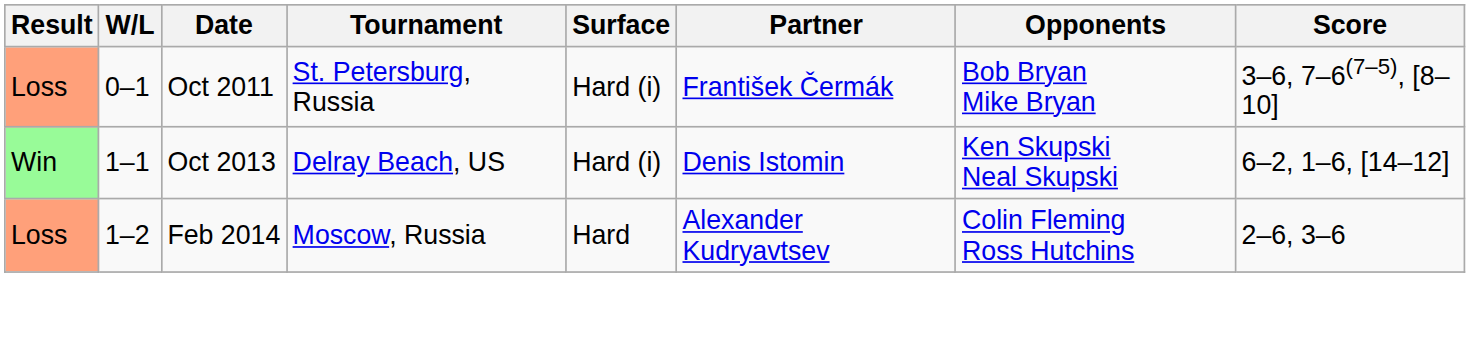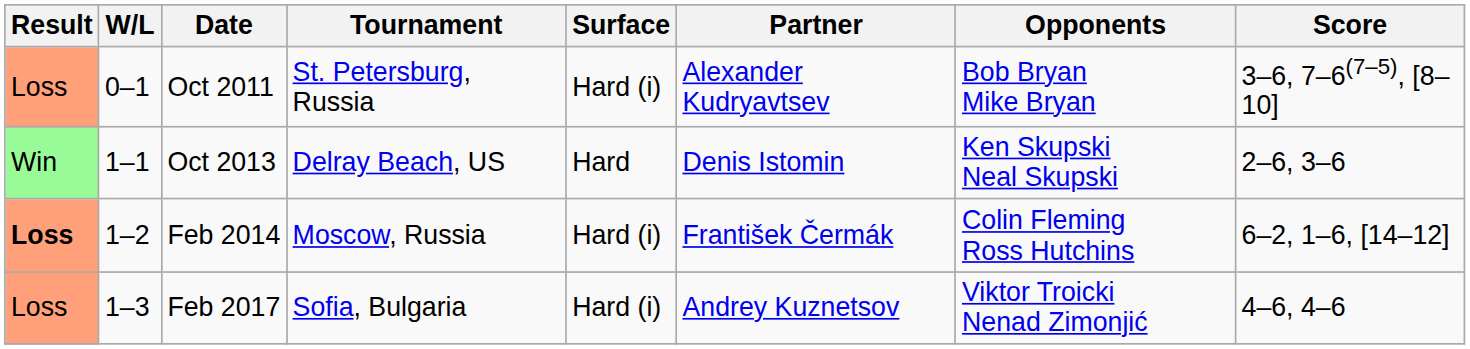(788, 86) František Čermák -> (756, 86) Alexander Kudryavtsev
(617, 162) Hard (i) -> (601, 162) Hard
(1346, 162) 6–2, 1–6, [14–12] -> (1294, 162) 2–6, 3–6
(39, 235) normal -> (42, 235) bold
(601, 235) Hard -> (617, 235) Hard (i)
(756, 235) Alexander Kudryavtsev -> (788, 235) František Čermák
(1294, 235) 2–6, 3–6 -> (1346, 235) 6–2, 1–6, [14–12]
+ row: (224, 307)
